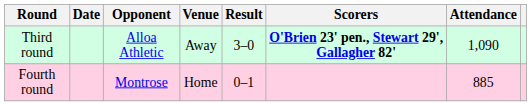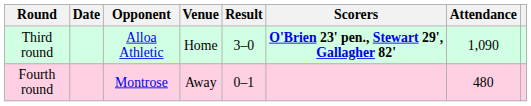(201, 44) Away -> (201, 44) Home
(201, 82) Home -> (201, 82) Away
(483, 82) 885 -> (483, 82) 480
